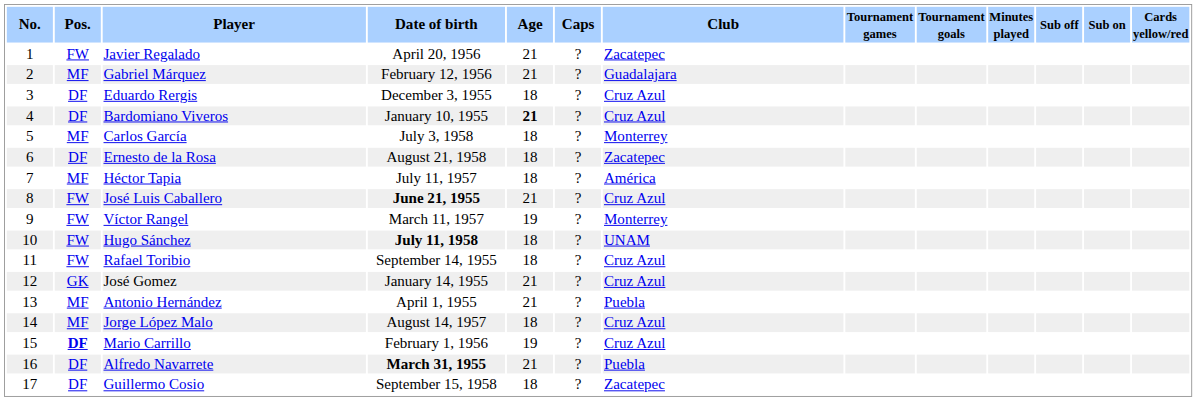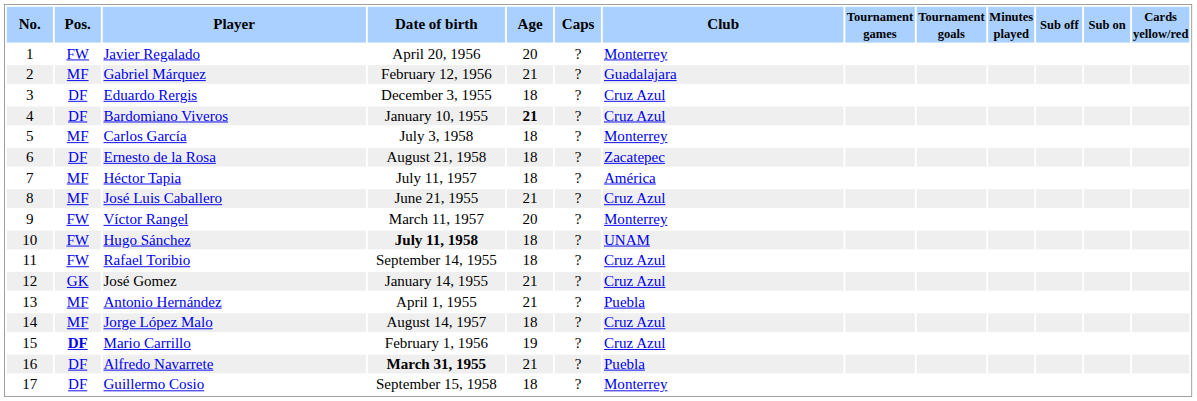(530, 53) 21 -> (530, 53) 20
(634, 53) Zacatepec -> (636, 53) Monterrey
(78, 198) FW -> (78, 198) MF
(436, 198) bold -> (436, 198) normal
(530, 219) 19 -> (530, 219) 20
(634, 384) Zacatepec -> (636, 384) Monterrey
